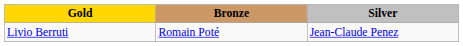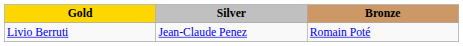columns swapped: (383, 13) <-> (231, 13)
